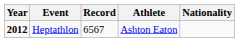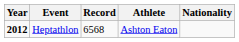(94, 29) 6567 -> (94, 29) 6568
